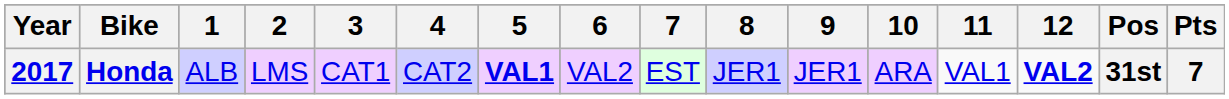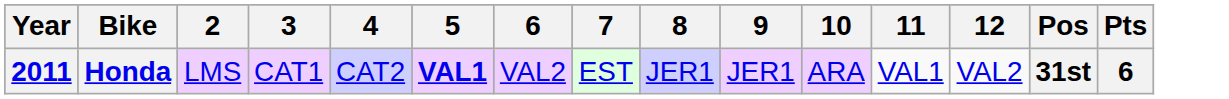- column: (212, 26)
(42, 70) 2017 -> (41, 70) 2011
(1058, 70) bold -> (990, 70) normal
(1196, 70) 7 -> (1126, 70) 6
